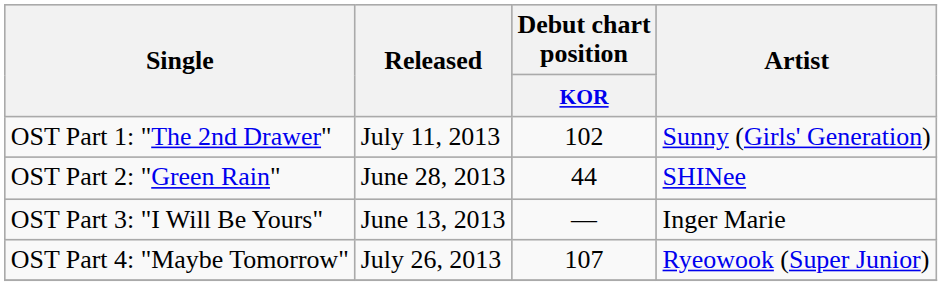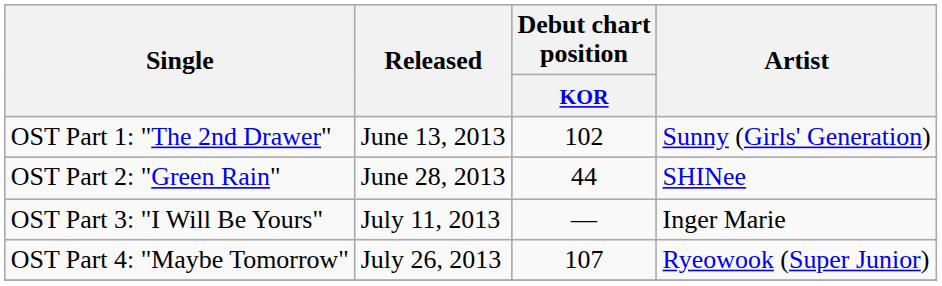(431, 136) July 11, 2013 -> (433, 136) June 13, 2013
(433, 218) June 13, 2013 -> (431, 218) July 11, 2013
